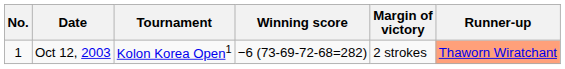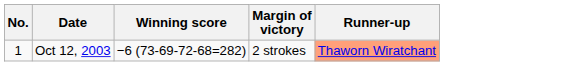- column: (174, 22)
